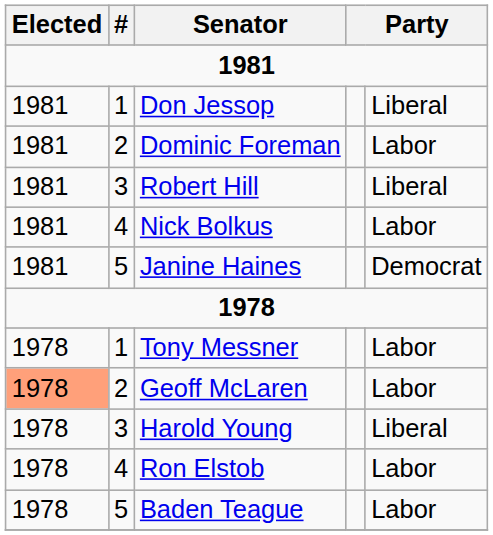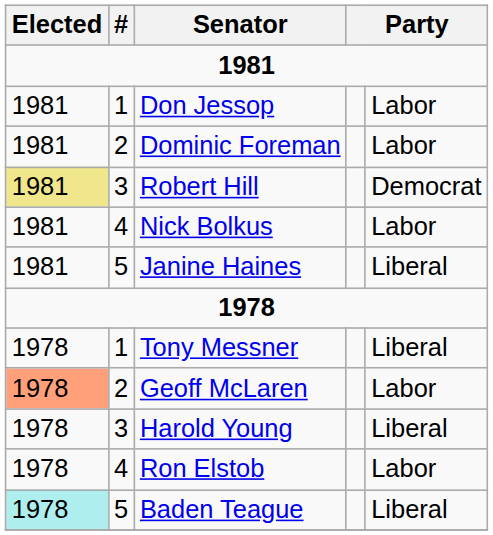(409, 105) Liberal -> (404, 105) Labor
(40, 186) no background -> (40, 186) khaki background
(409, 186) Liberal -> (426, 186) Democrat
(426, 267) Democrat -> (409, 267) Liberal
(404, 347) Labor -> (409, 347) Liberal
(40, 509) no background -> (40, 509) paleturquoise background
(404, 509) Labor -> (409, 509) Liberal
